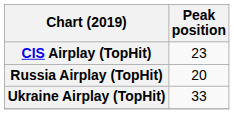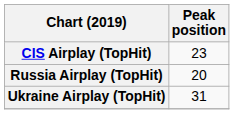(199, 97) 33 -> (199, 97) 31
